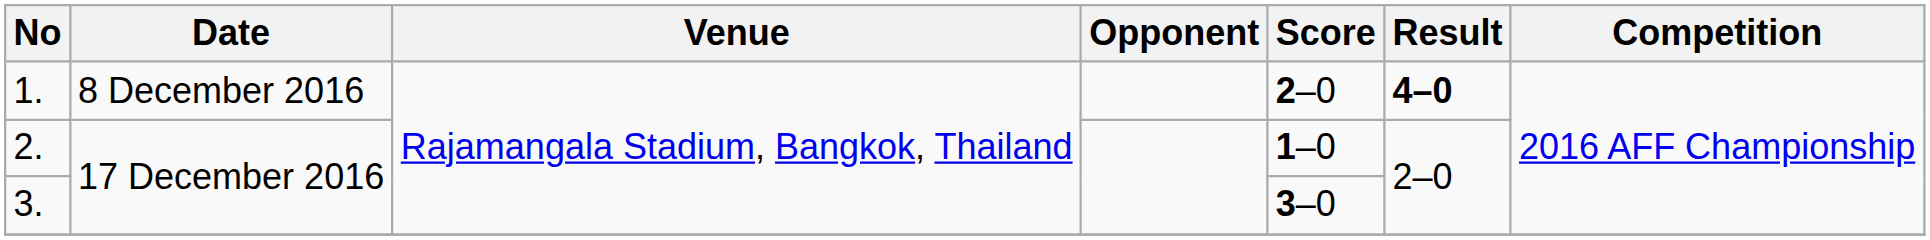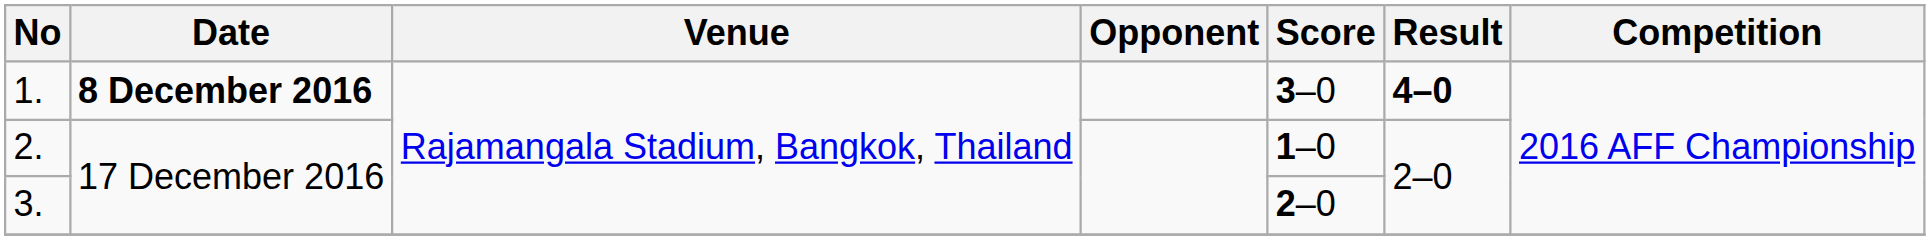(221, 90) normal -> (225, 90) bold
(1306, 90) 2–0 -> (1306, 90) 3–0
(1306, 204) 3–0 -> (1306, 204) 2–0
